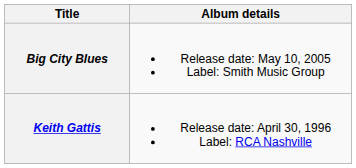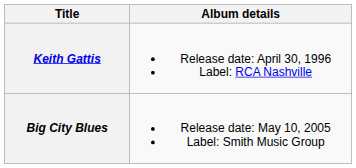rows swapped: (67, 128) <-> (67, 58)
